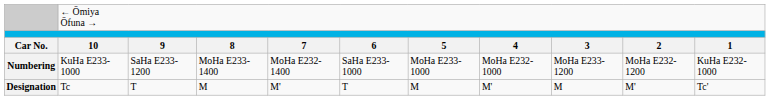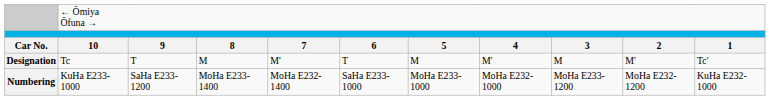rows swapped: (31, 87) <-> (31, 66)
